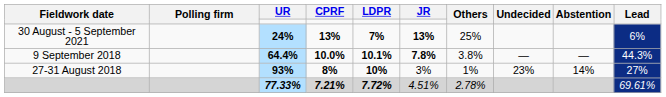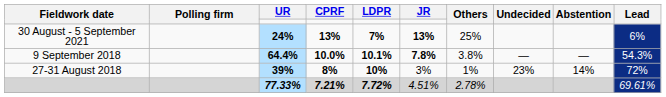(637, 56) 44.3% -> (637, 56) 54.3%
(283, 71) 93% -> (283, 71) 39%
(637, 71) 27% -> (637, 71) 72%
